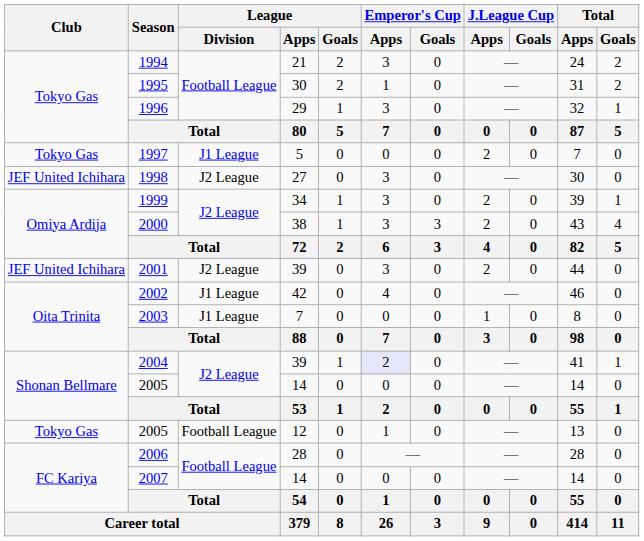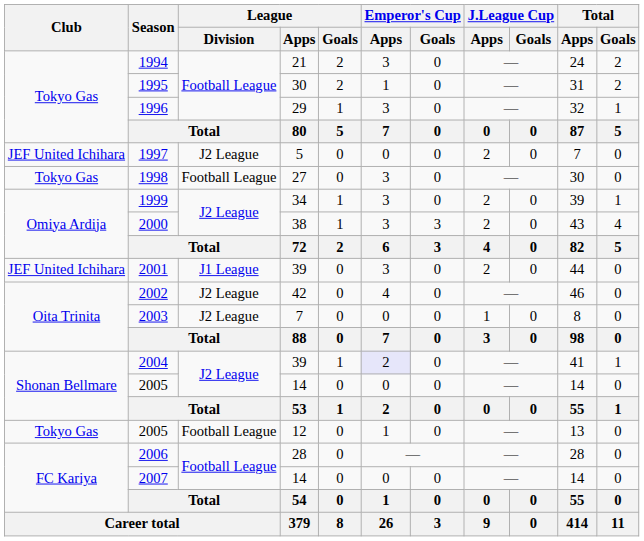(66, 154) Tokyo Gas -> (66, 154) JEF United Ichihara
(229, 154) J1 League -> (229, 154) J2 League
(66, 177) JEF United Ichihara -> (66, 177) Tokyo Gas
(229, 177) J2 League -> (229, 177) Football League
(229, 270) J2 League -> (229, 270) J1 League
(229, 293) J1 League -> (229, 293) J2 League
(229, 316) J1 League -> (229, 316) J2 League
